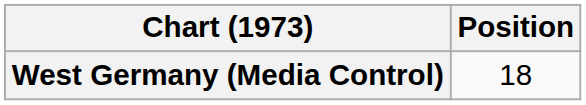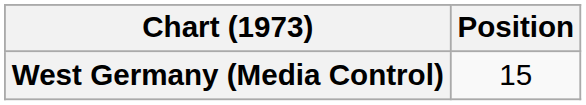(516, 74) 18 -> (516, 74) 15
